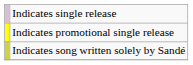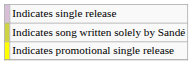rows swapped: (93, 32) <-> (99, 51)
